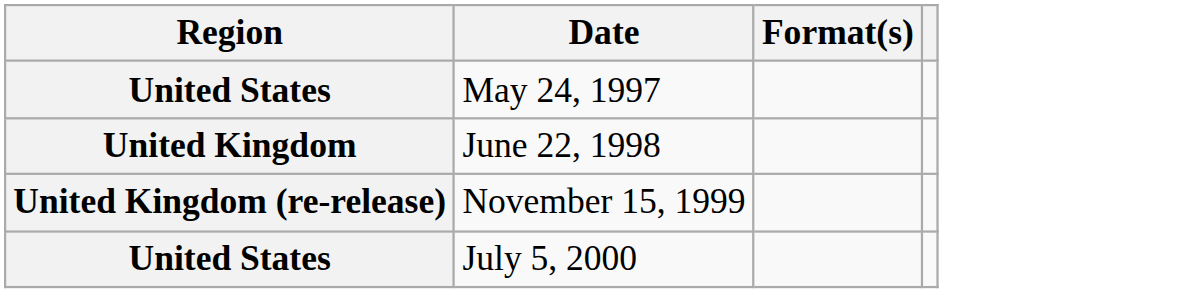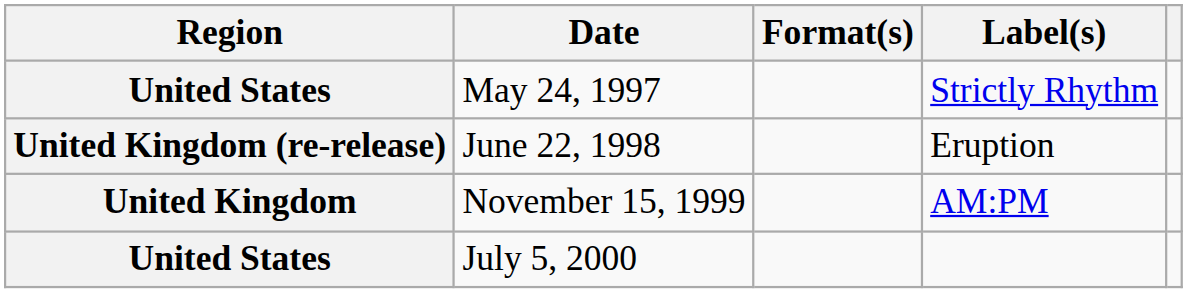+ column: (1044, 32)
(230, 145) United Kingdom -> (230, 145) United Kingdom (re-release)
(230, 201) United Kingdom (re-release) -> (230, 201) United Kingdom
